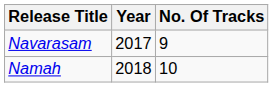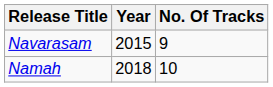(133, 43) 2017 -> (133, 43) 2015
